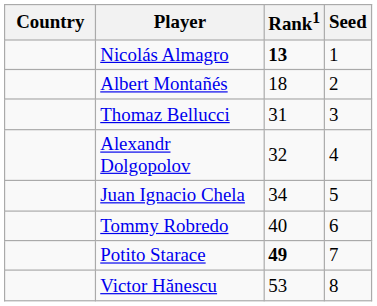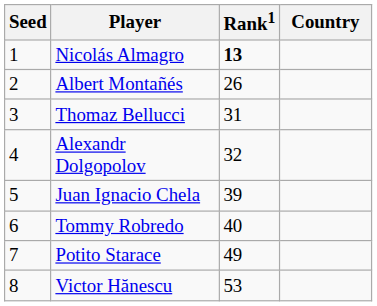columns swapped: (50, 22) <-> (348, 22)
(278, 84) 18 -> (233, 84) 26
(278, 195) 34 -> (233, 195) 39
(278, 255) bold -> (233, 255) normal
